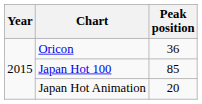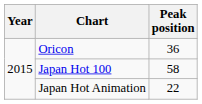(173, 68) 85 -> (173, 68) 58
(173, 88) 20 -> (173, 88) 22
